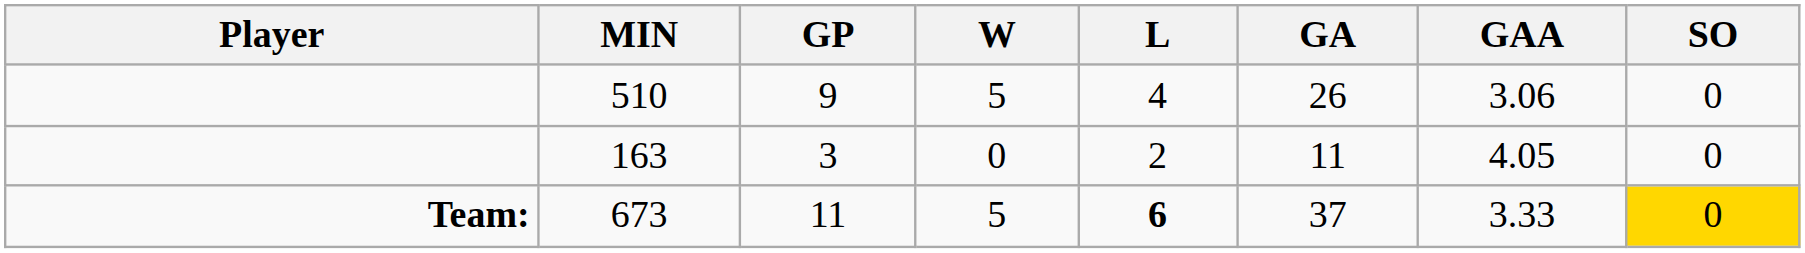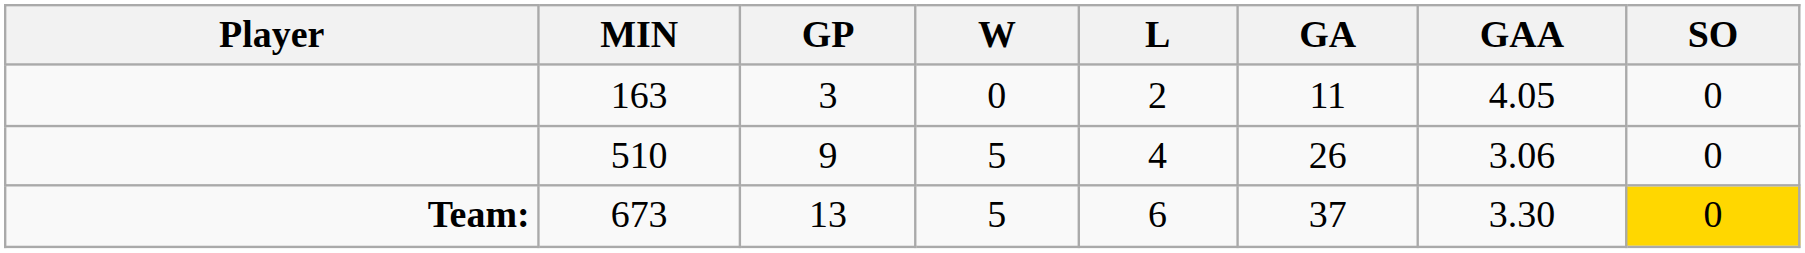rows swapped: (639, 94) <-> (639, 154)
(828, 214) 11 -> (828, 214) 13
(1158, 214) bold -> (1158, 214) normal
(1522, 214) 3.33 -> (1522, 214) 3.30
